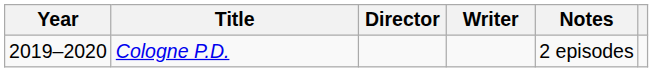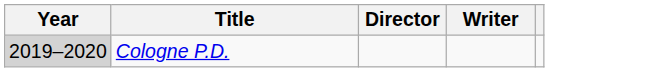- column: (587, 19)
(58, 50) no background -> (58, 50) lightgrey background
